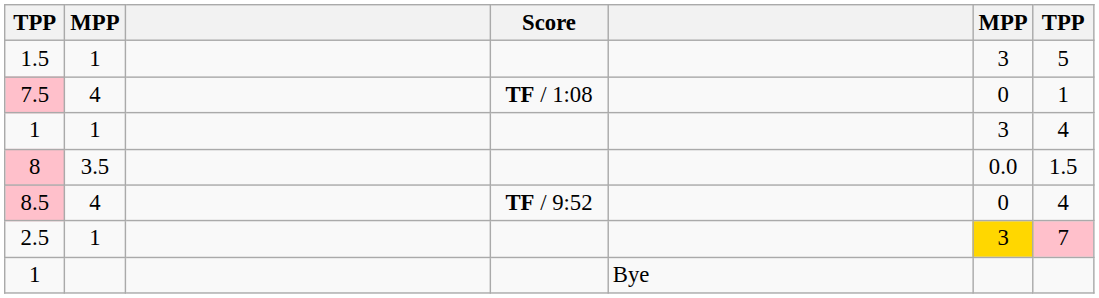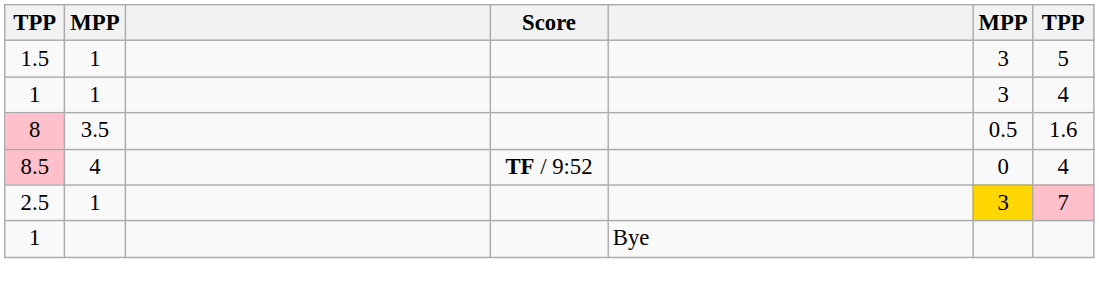- row: (35, 94)
(1003, 166) 0.0 -> (1003, 130) 0.5
(1063, 166) 1.5 -> (1063, 130) 1.6
